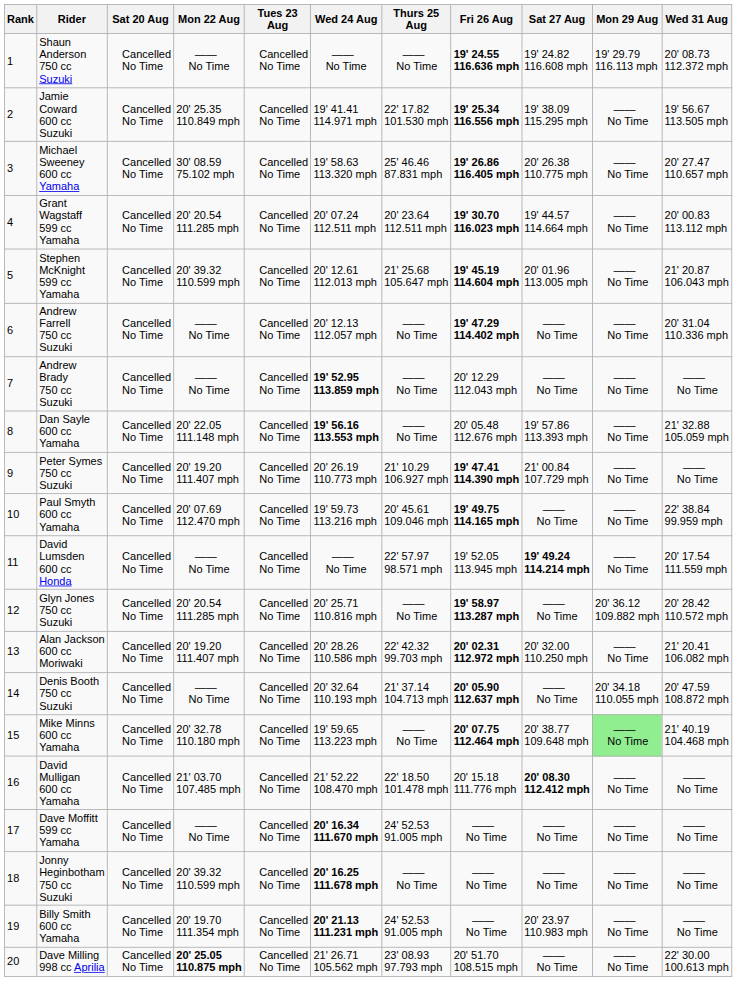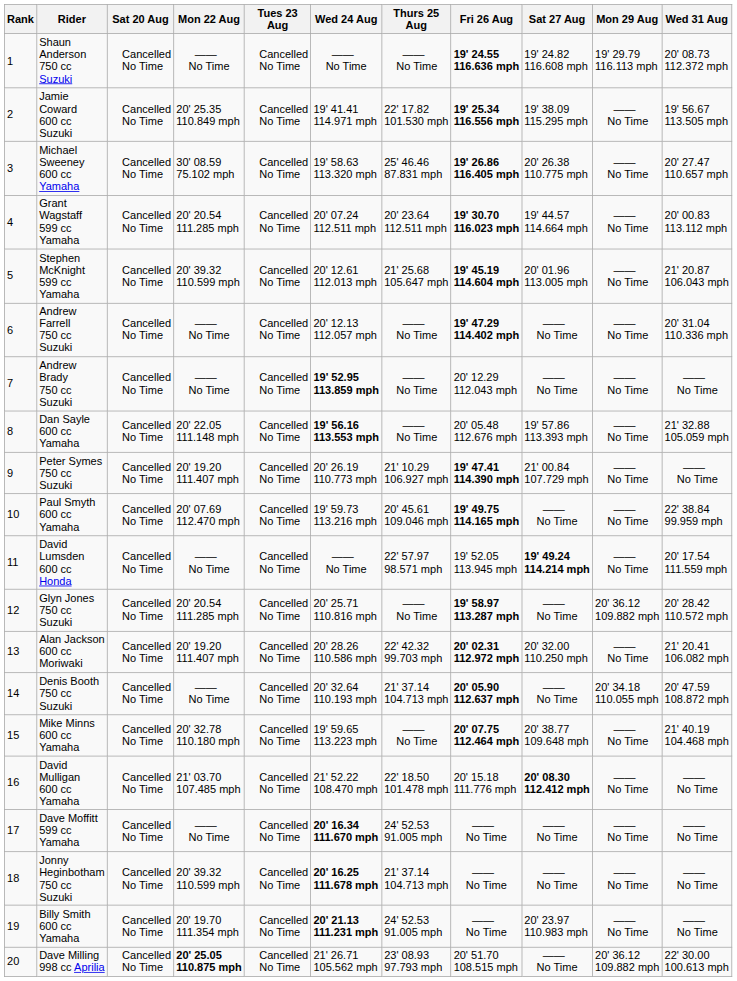(622, 735) lightgreen background -> (622, 735) no background
(411, 878) —— No Time -> (416, 878) 21' 37.14 104.713 mph
(622, 961) —— No Time -> (627, 961) 20' 36.12 109.882 mph
